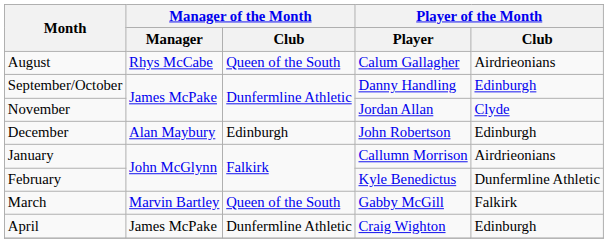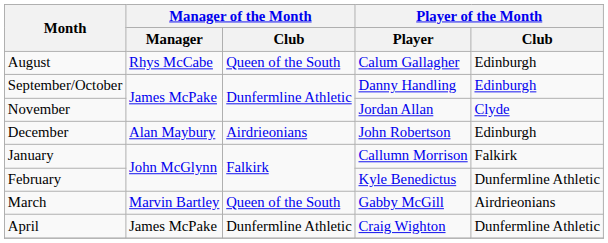(515, 62) Airdrieonians -> (505, 62) Edinburgh
(257, 132) Edinburgh -> (267, 132) Airdrieonians
(515, 156) Airdrieonians -> (496, 156) Falkirk
(496, 202) Falkirk -> (515, 202) Airdrieonians
(505, 226) Edinburgh -> (537, 226) Dunfermline Athletic
